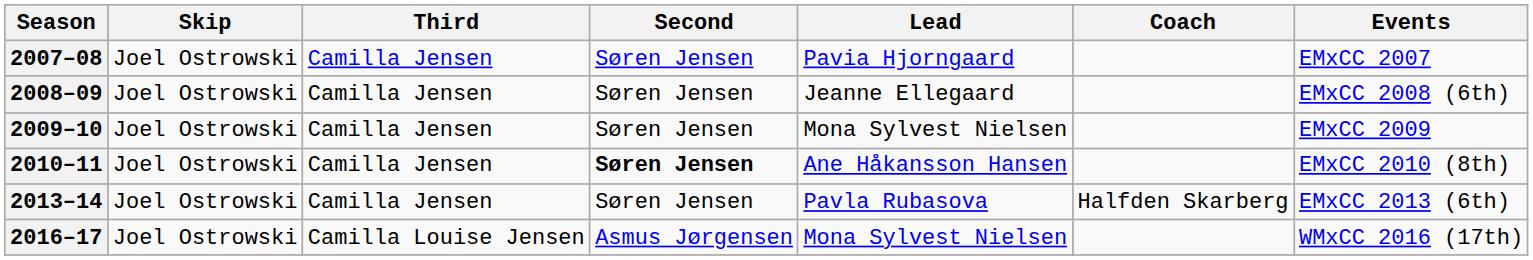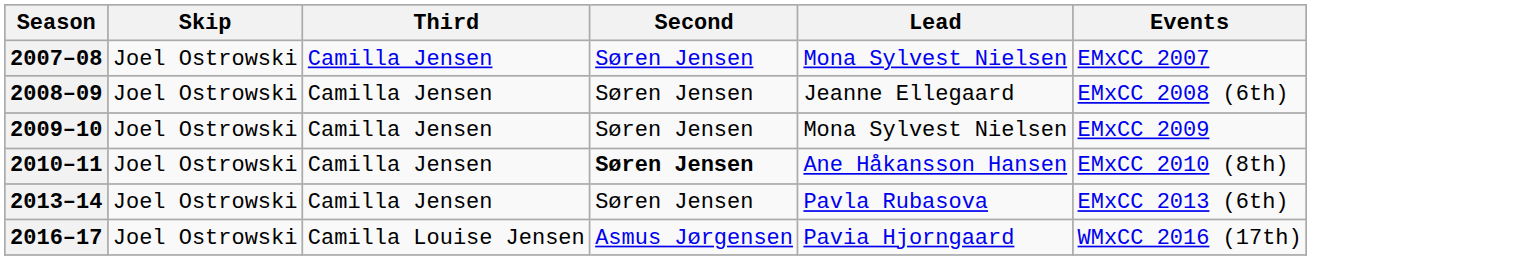- column: (1183, 23)
(909, 59) Pavia Hjorngaard -> (935, 59) Mona Sylvest Nielsen
(935, 238) Mona Sylvest Nielsen -> (909, 238) Pavia Hjorngaard
